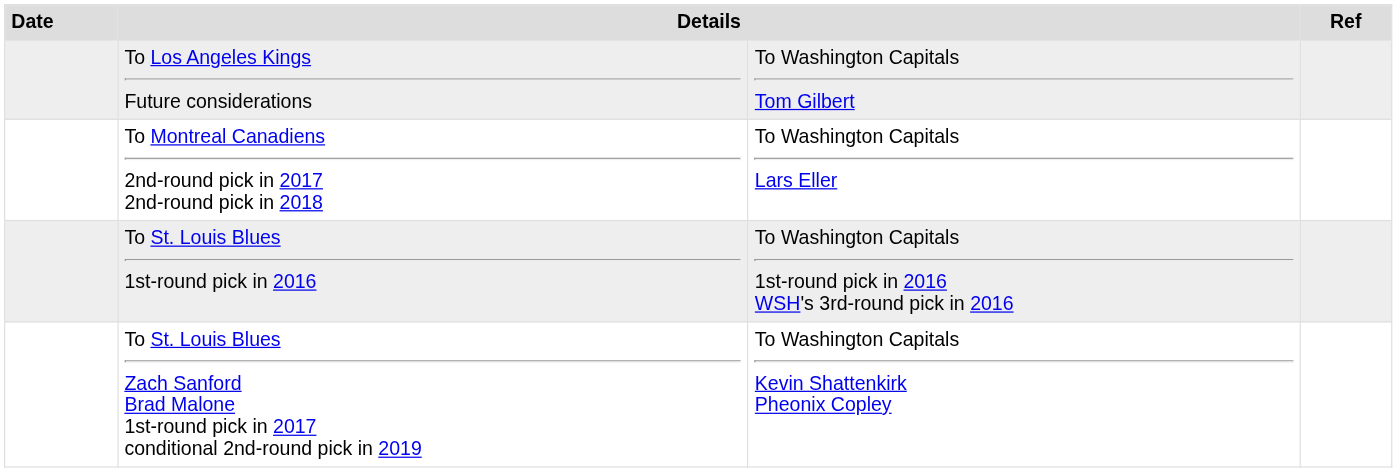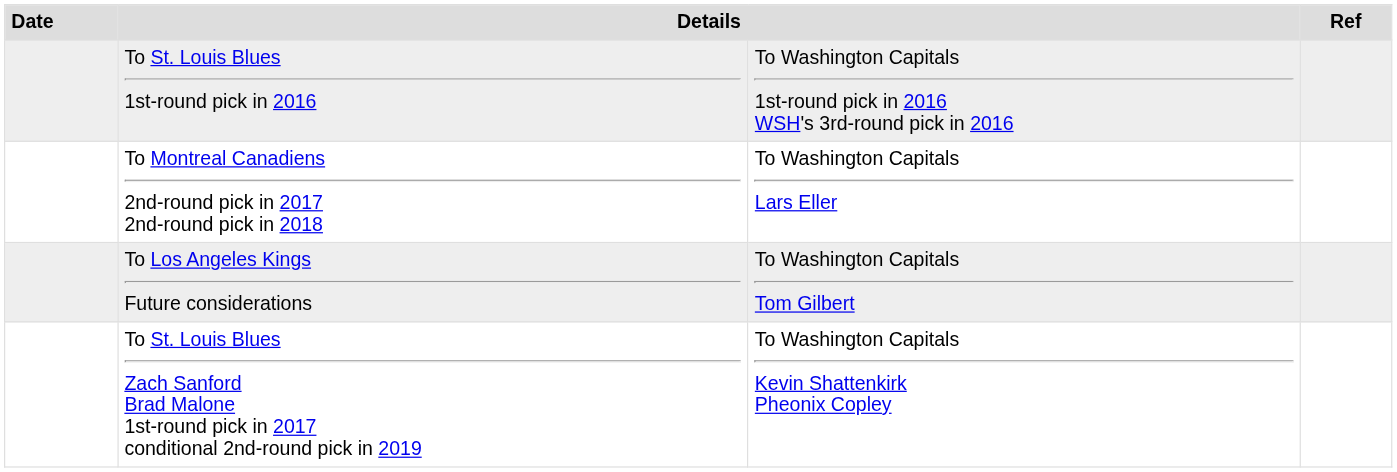rows swapped: (433, 260) <-> (433, 79)
